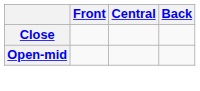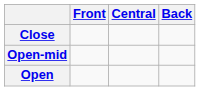+ row: (37, 75)
